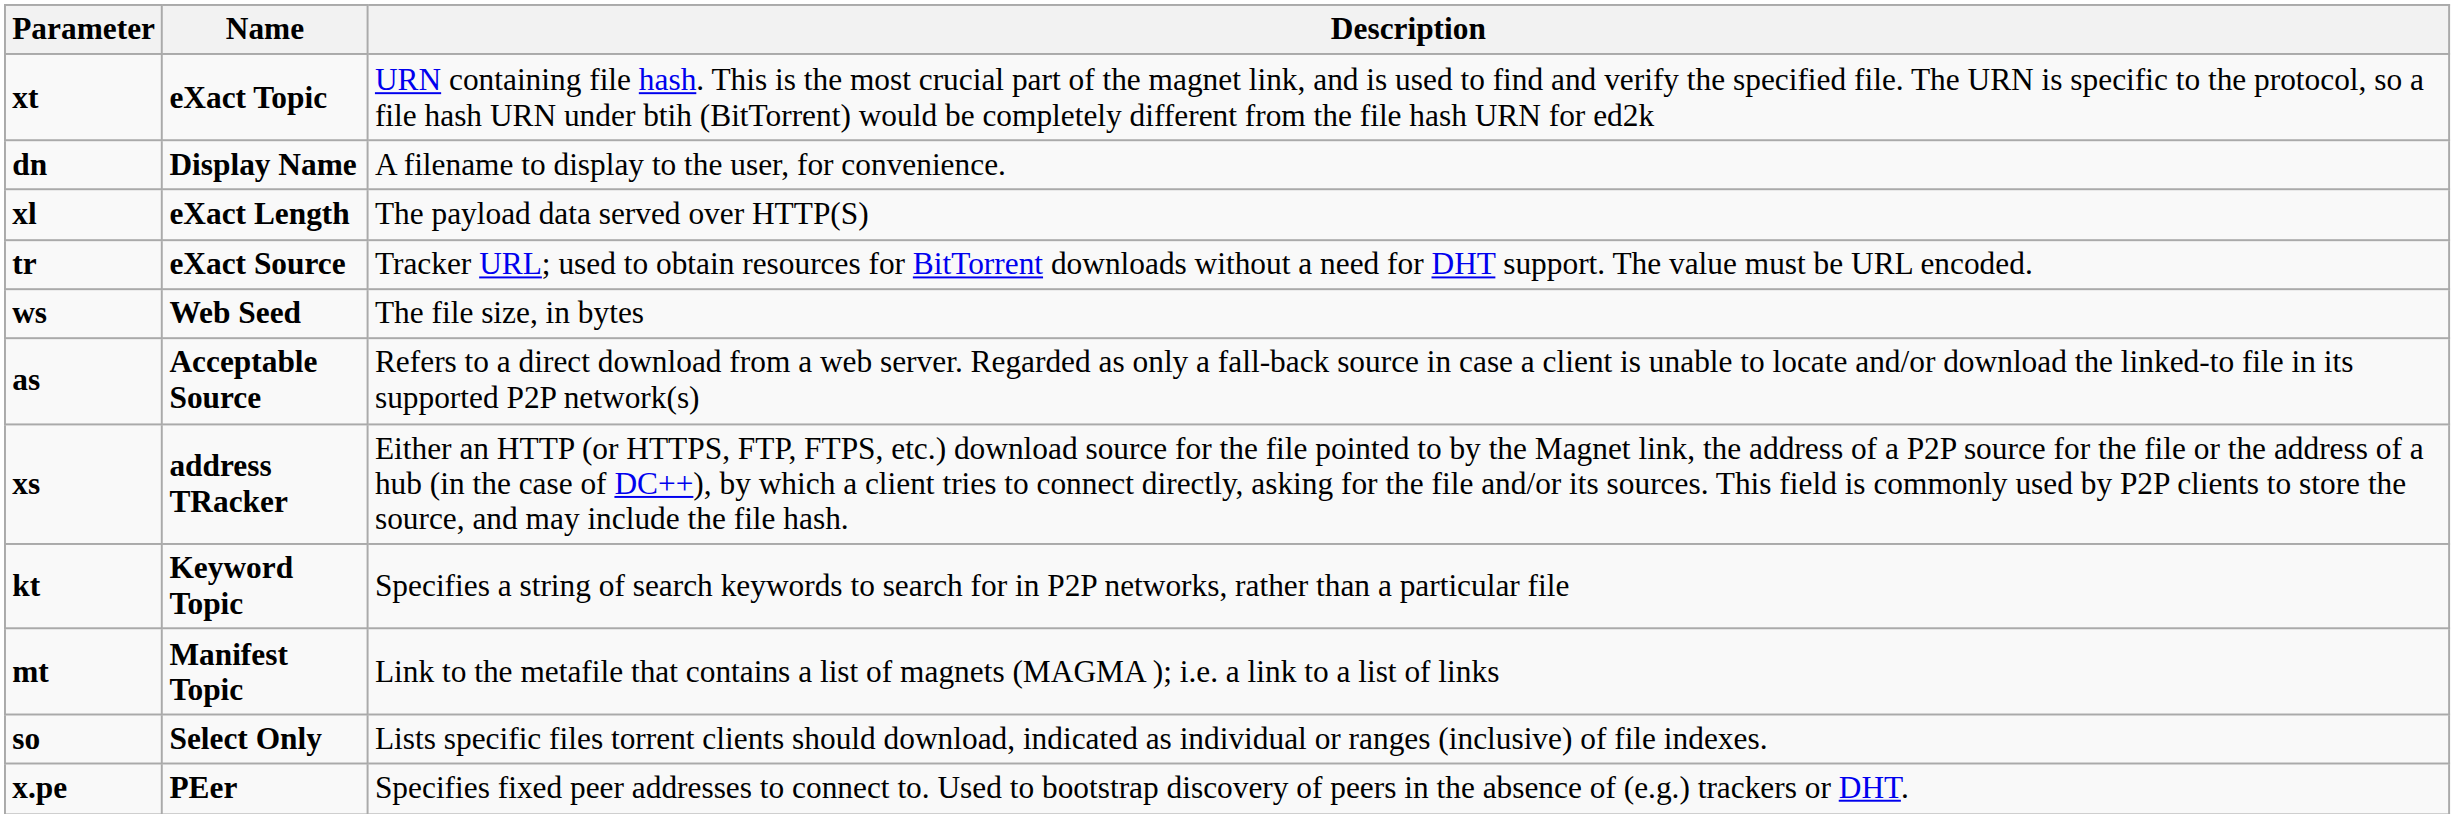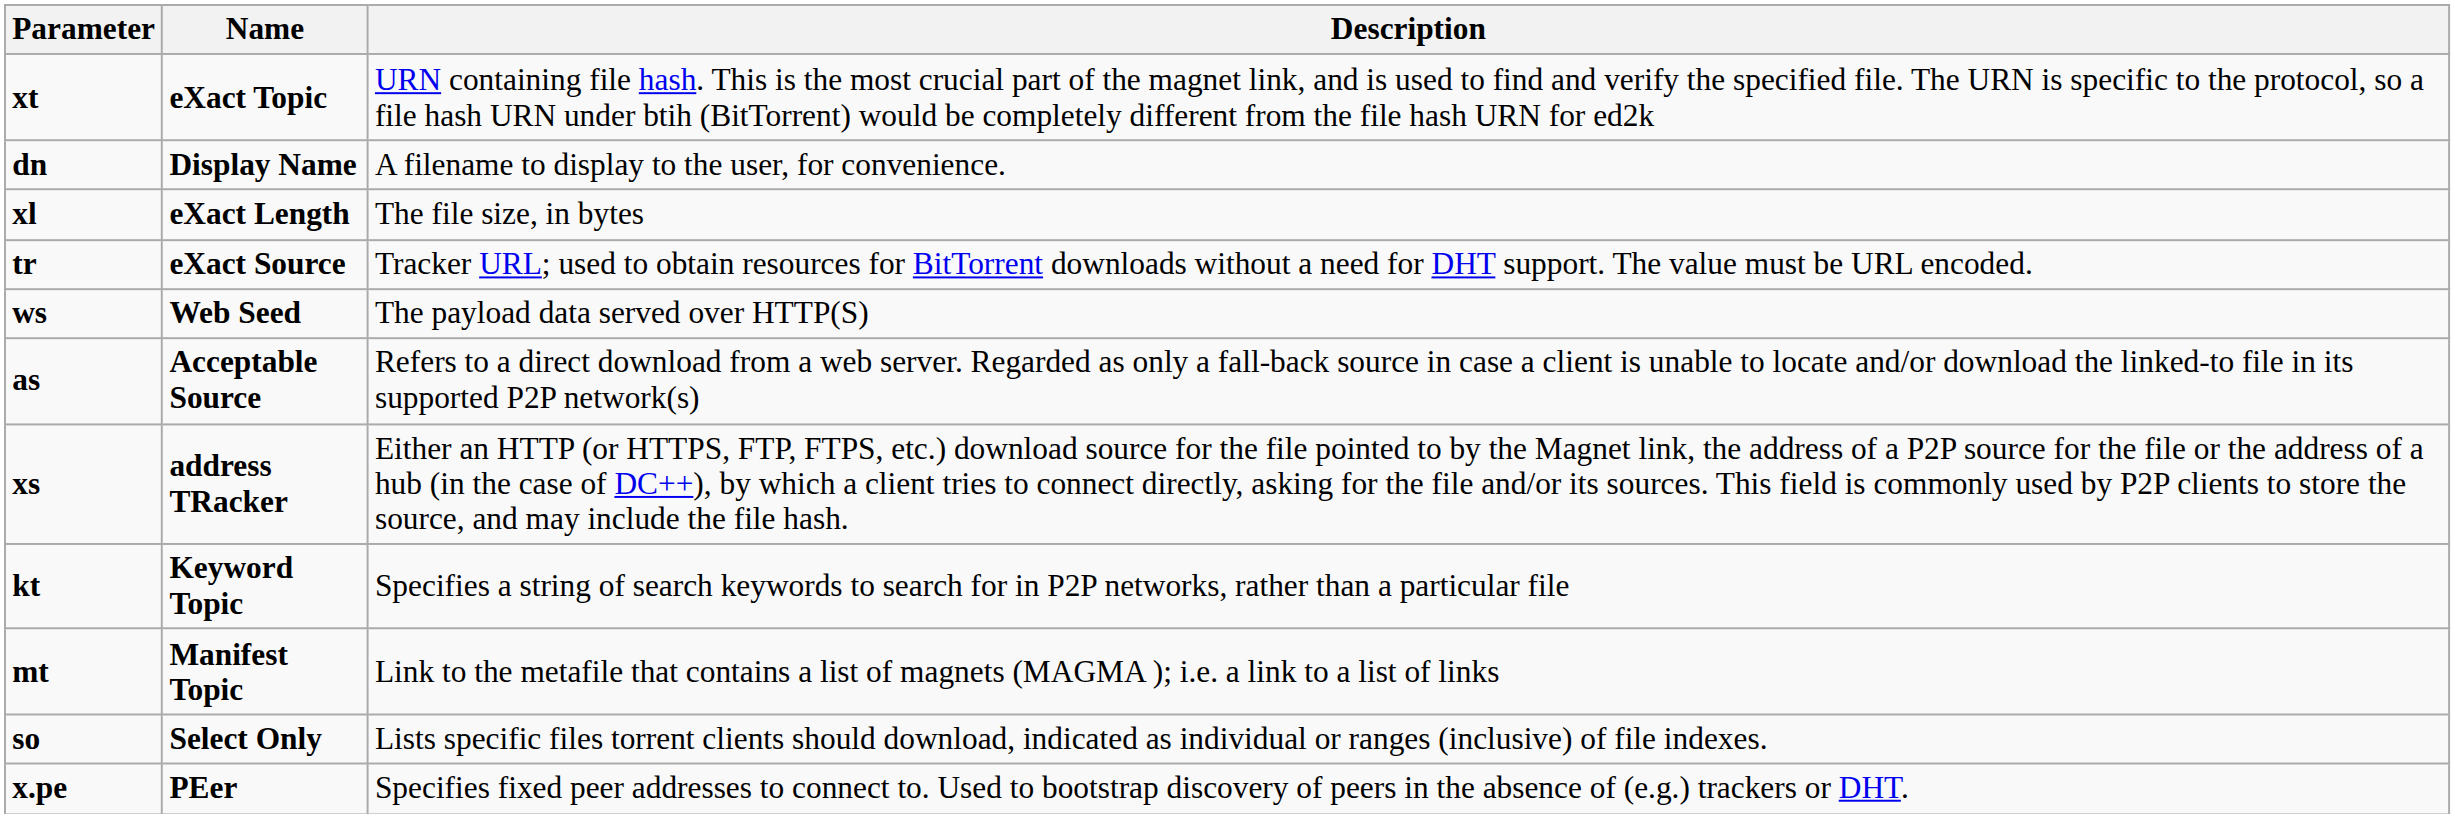(622, 213) The payload data served over HTTP(S) -> (509, 213) The file size, in bytes
(509, 313) The file size, in bytes -> (622, 313) The payload data served over HTTP(S)
